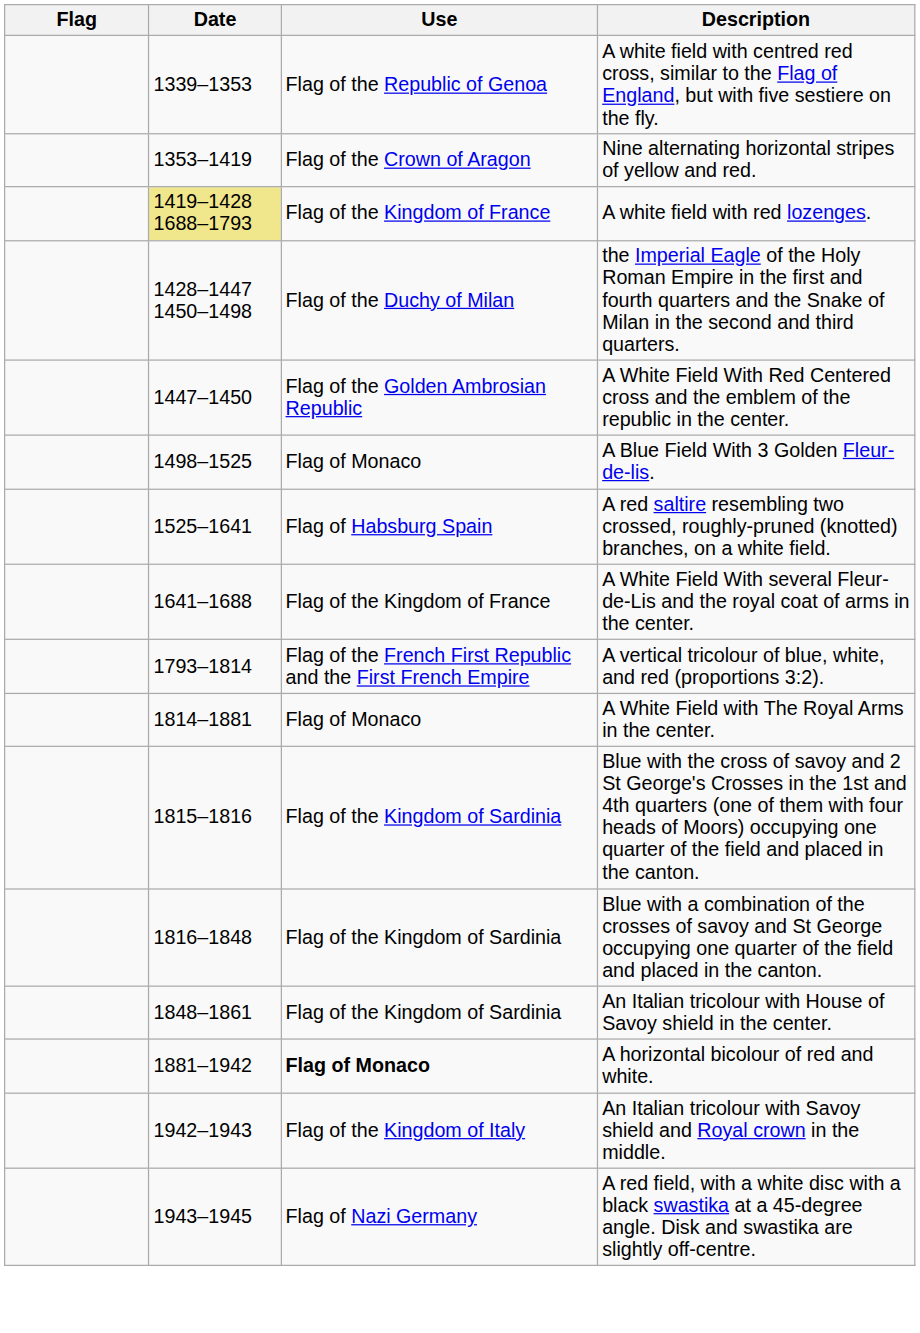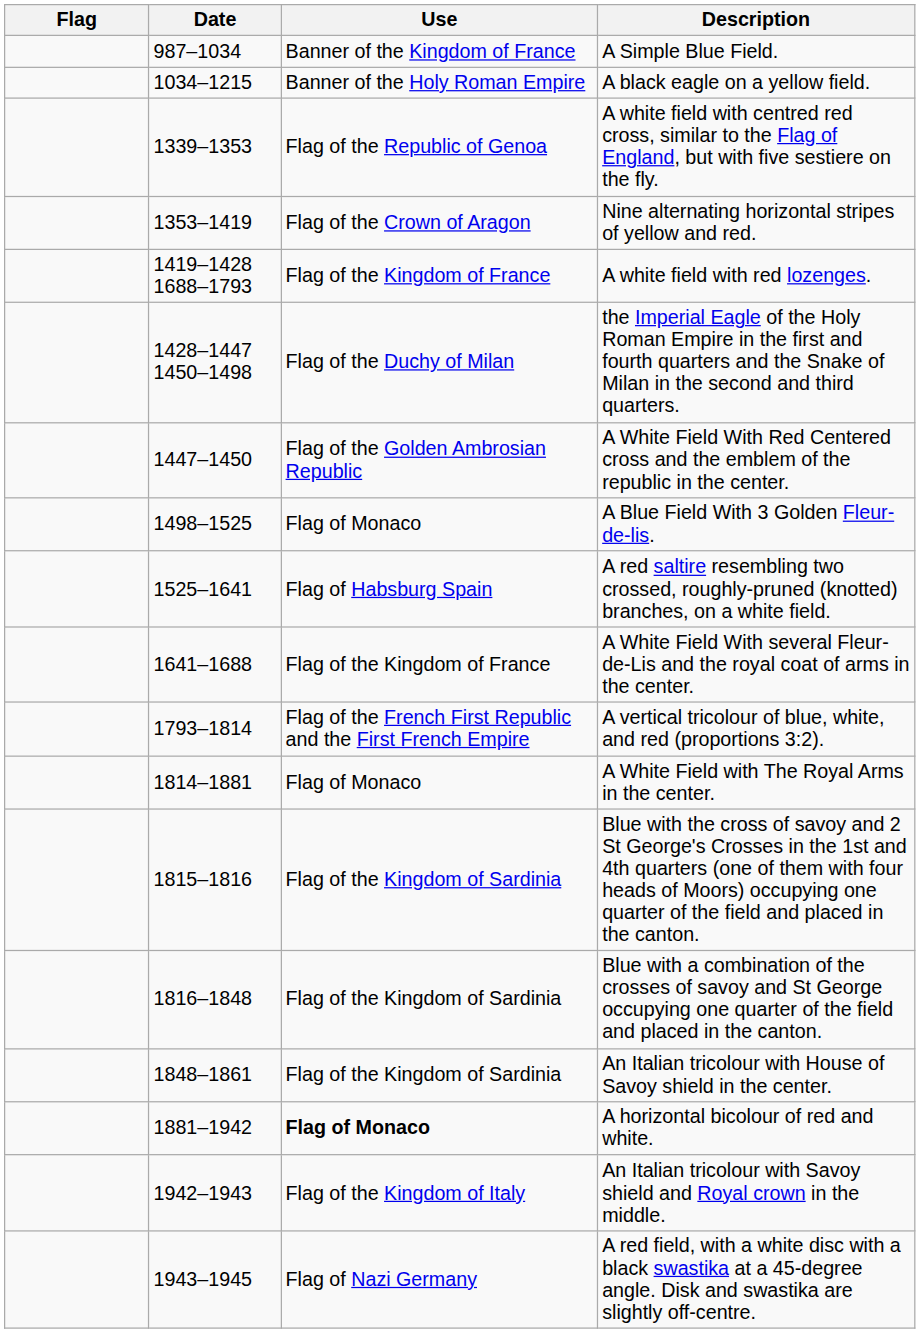+ row: (690, 51)
+ row: (736, 82)
(203, 213) khaki background -> (203, 275) no background
